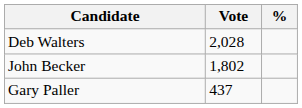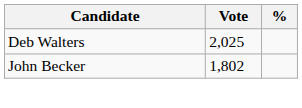(227, 41) 2,028 -> (227, 41) 2,025
- row: (44, 90)
